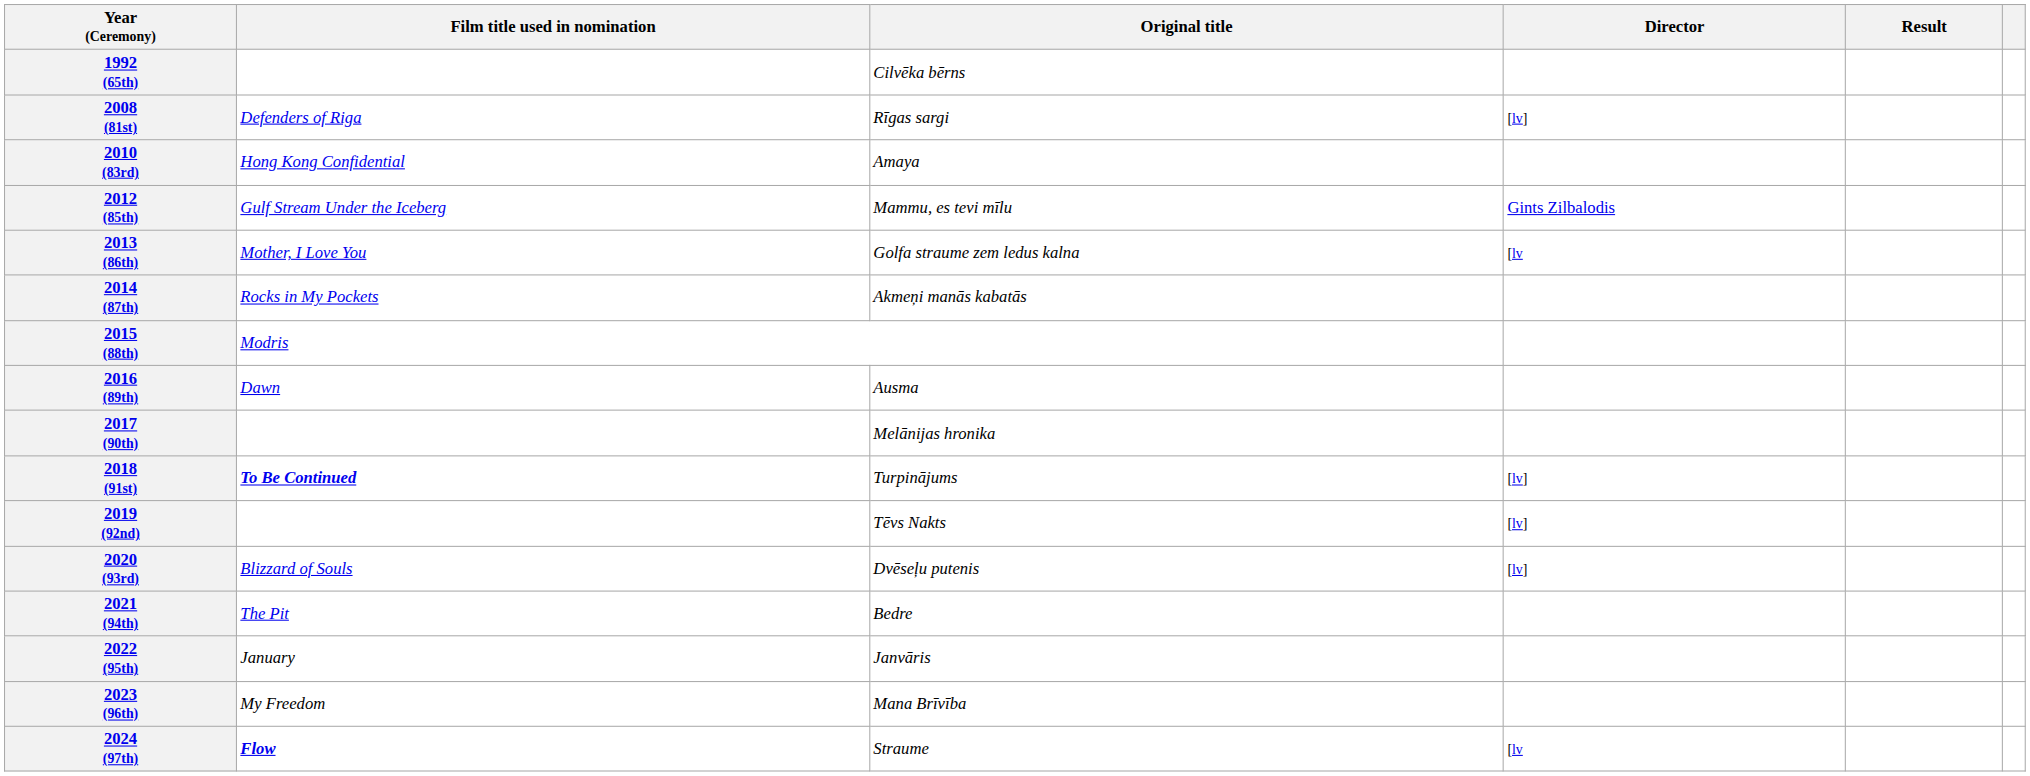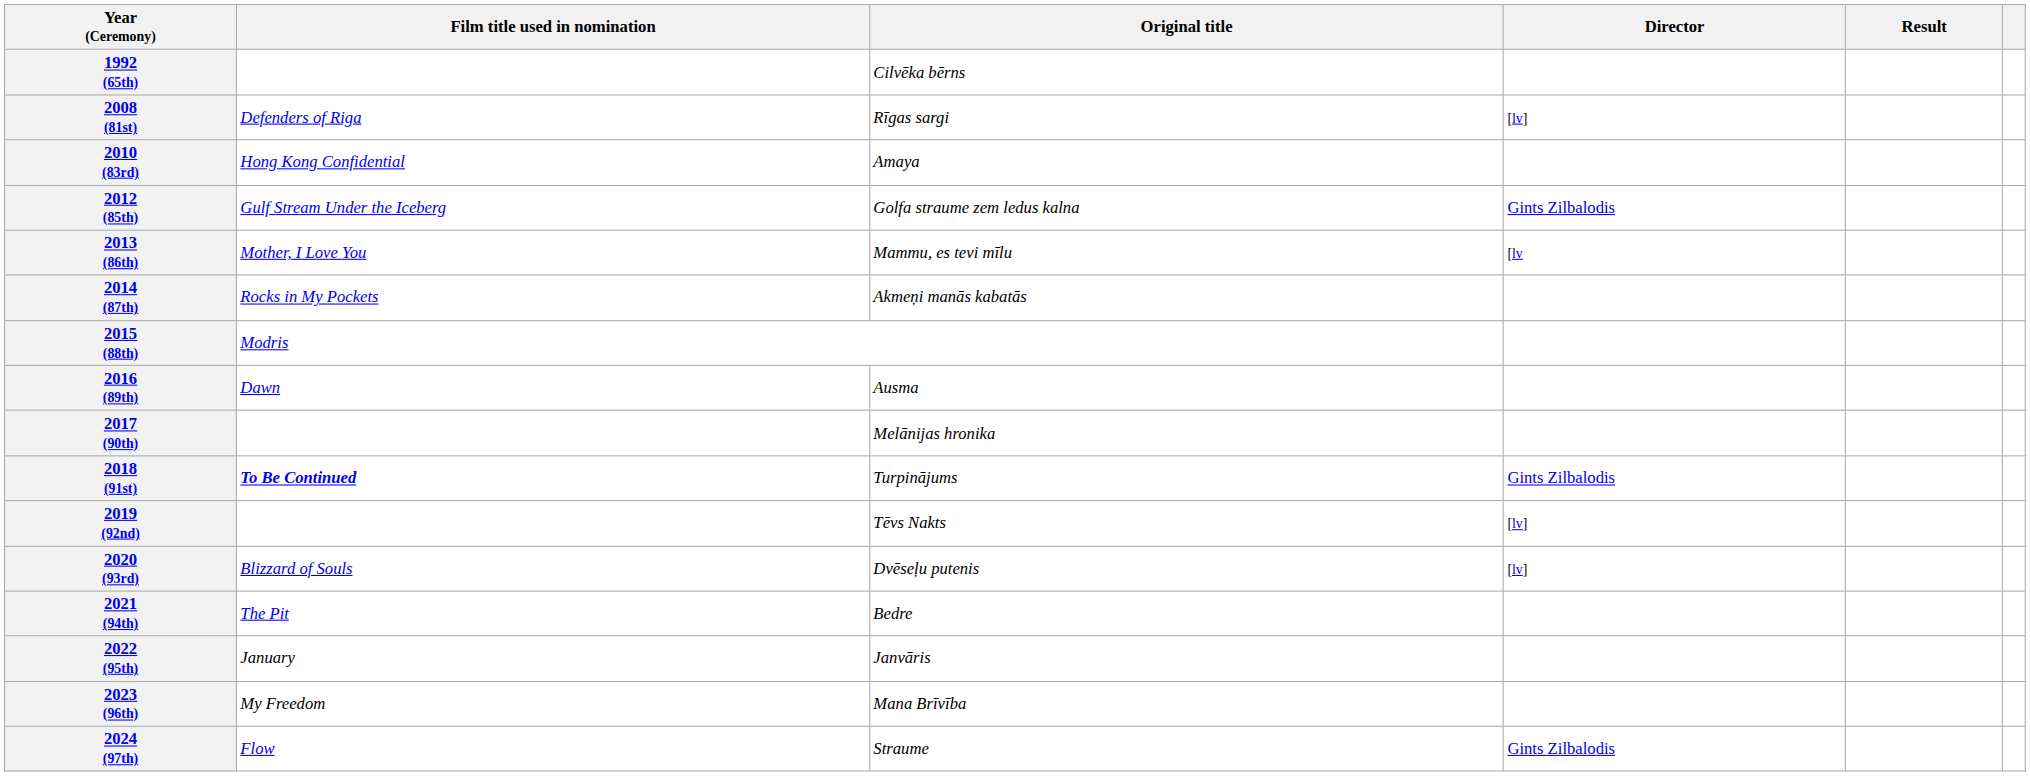(943, 207) Mammu, es tevi mīlu -> (976, 207) Golfa straume zem ledus kalna
(976, 252) Golfa straume zem ledus kalna -> (943, 252) Mammu, es tevi mīlu
(1517, 479) [lv] -> (1561, 478) Gints Zilbalodis
(258, 748) bold -> (257, 748) normal
(1515, 749) [lv -> (1561, 748) Gints Zilbalodis
